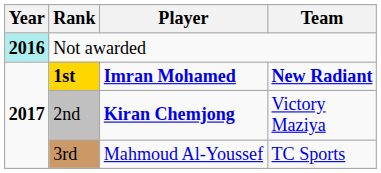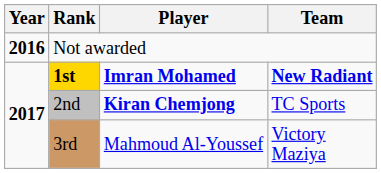(27, 47) paleturquoise background -> (27, 47) no background
(299, 115) Victory Maziya -> (308, 104) TC Sports
(308, 153) TC Sports -> (299, 143) Victory Maziya
